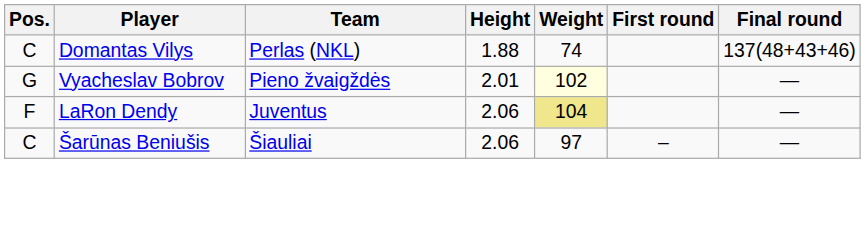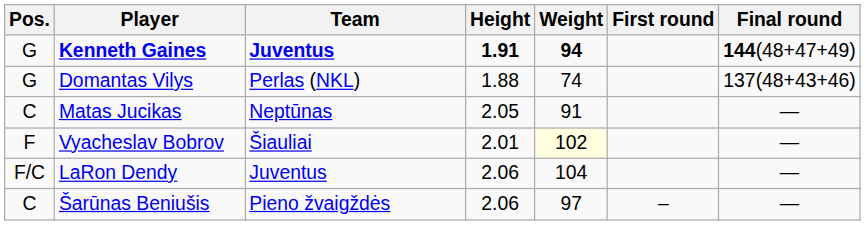+ row: (133, 50)
(30, 50) C -> (30, 81) G
+ row: (120, 111)
(30, 81) G -> (30, 142) F
(320, 81) Pieno žvaigždės -> (281, 142) Šiauliai
(30, 111) F -> (30, 173) F/C
(571, 111) khaki background -> (571, 173) no background
(281, 142) Šiauliai -> (320, 204) Pieno žvaigždės
